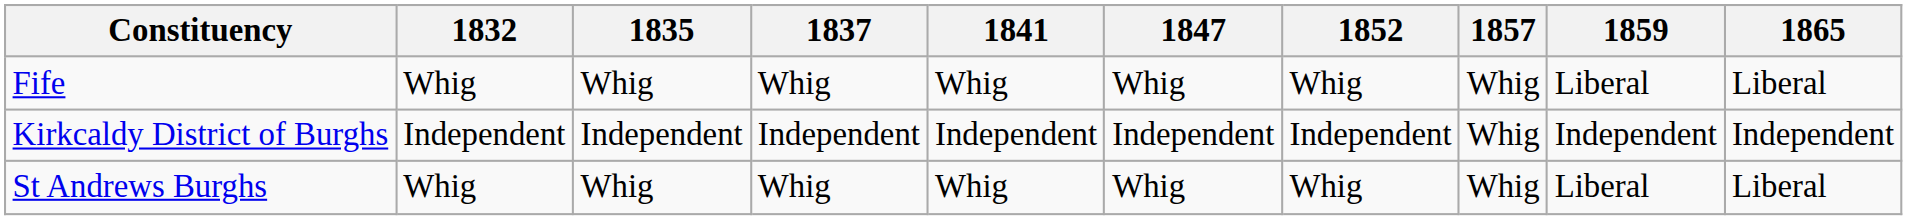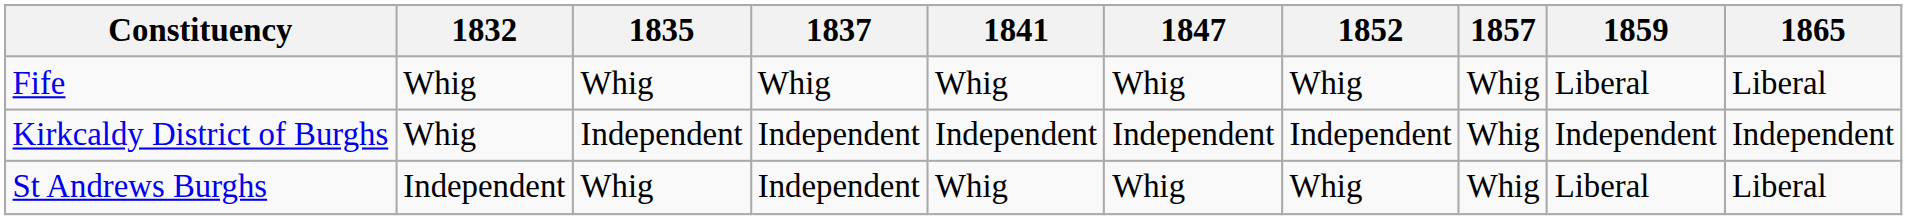(484, 134) Independent -> (440, 134) Whig
(440, 186) Whig -> (484, 186) Independent
(794, 186) Whig -> (839, 186) Independent
